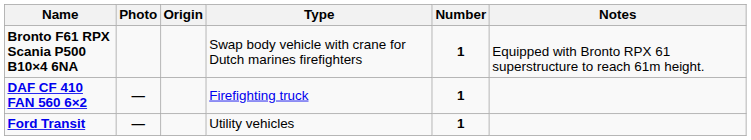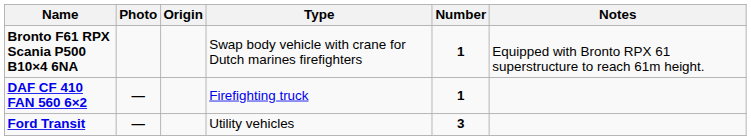(461, 124) 1 -> (461, 124) 3
